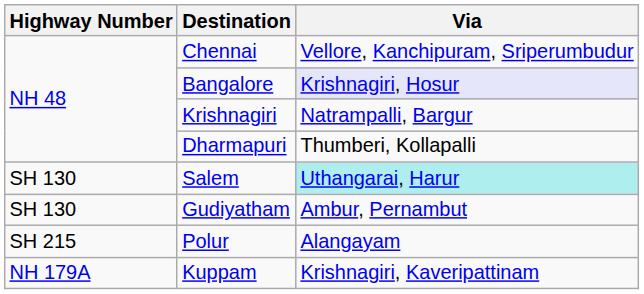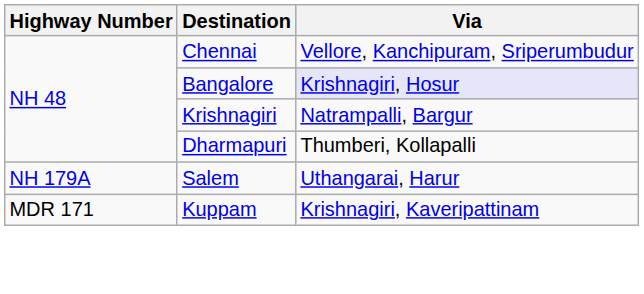(43, 178) SH 130 -> (50, 178) NH 179A
(380, 178) paleturquoise background -> (380, 178) no background
- row: (236, 209)
- row: (205, 241)
(50, 272) NH 179A -> (52, 209) MDR 171
